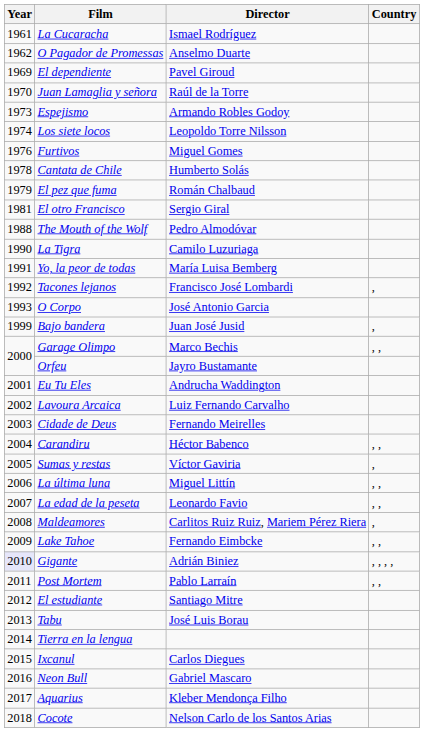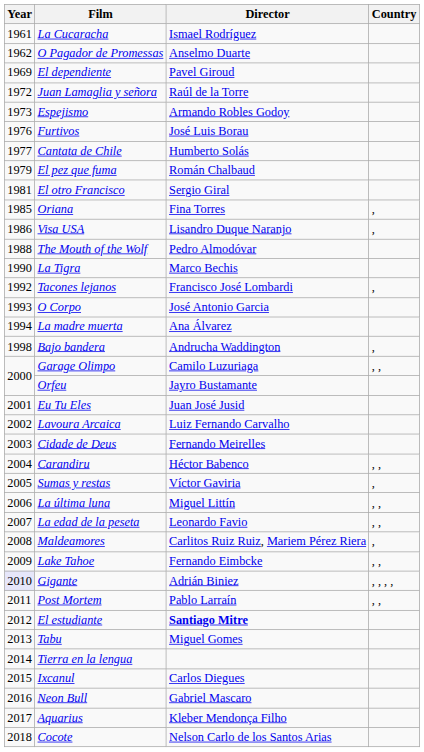(20, 92) 1970 -> (20, 92) 1972
- row: (74, 131)
(206, 151) Miguel Gomes -> (209, 131) José Luis Borau
(20, 170) 1978 -> (20, 151) 1977
+ row: (55, 209)
+ row: (61, 229)
(214, 248) Camilo Luzuriaga -> (203, 268) Marco Bechis
- row: (86, 268)
+ row: (80, 326)
(20, 326) 1999 -> (20, 346) 1998
(207, 326) Juan José Jusid -> (225, 346) Andrucha Waddington
(203, 346) Marco Bechis -> (214, 365) Camilo Luzuriaga
(225, 385) Andrucha Waddington -> (207, 405) Juan José Jusid
(206, 600) normal -> (208, 619) bold
(209, 619) José Luis Borau -> (206, 639) Miguel Gomes
